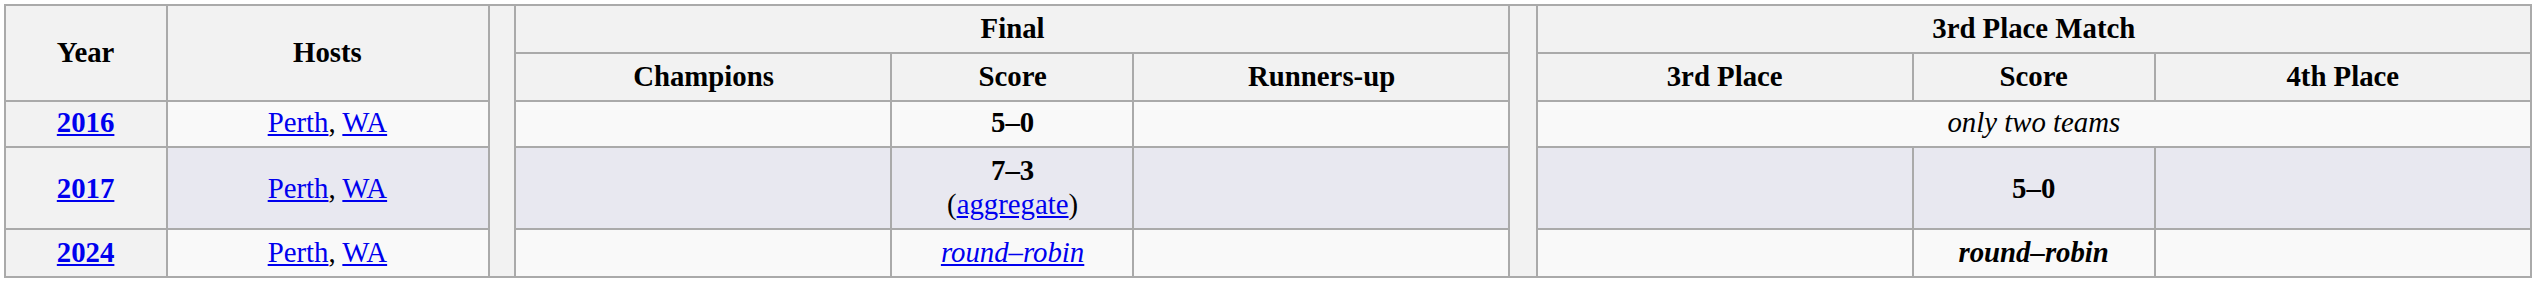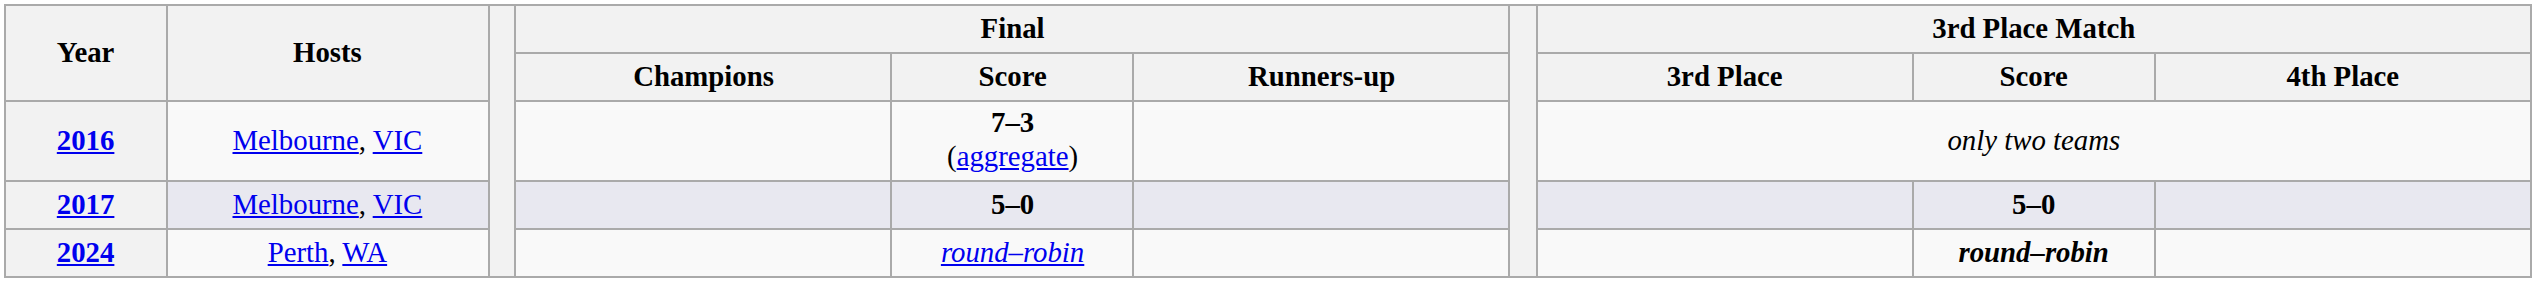(327, 123) Perth, WA -> (327, 140) Melbourne, VIC
(1013, 123) 5–0 -> (1013, 140) 7–3 (aggregate)
(327, 188) Perth, WA -> (327, 205) Melbourne, VIC
(1013, 188) 7–3 (aggregate) -> (1013, 205) 5–0
